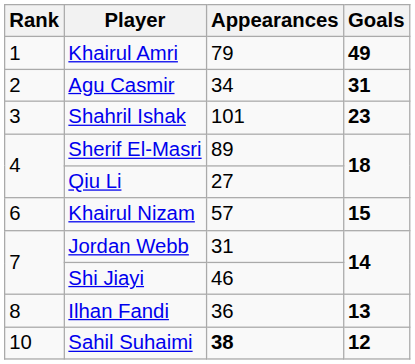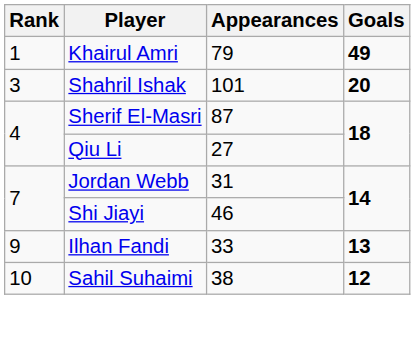- row: (121, 85)
(359, 117) 23 -> (359, 85) 20
(222, 149) 89 -> (222, 117) 87
- row: (132, 213)
(15, 310) 8 -> (15, 246) 9
(222, 310) 36 -> (222, 246) 33
(222, 342) bold -> (222, 278) normal
